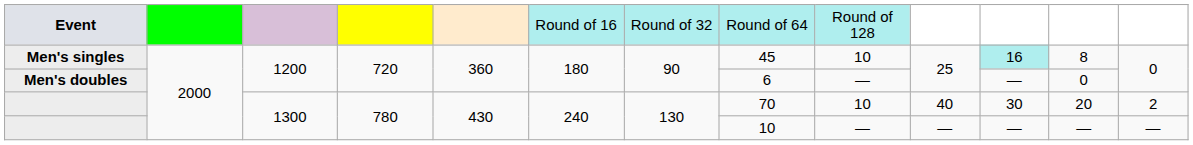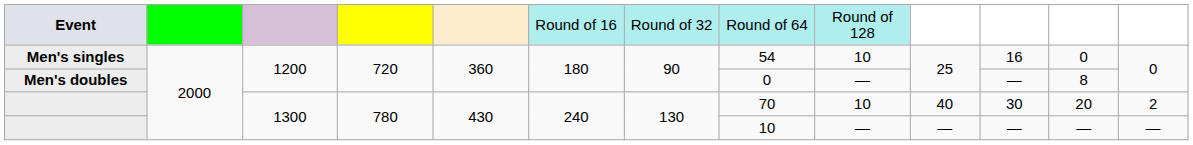(767, 57) 45 -> (767, 57) 54
(1014, 57) paleturquoise background -> (1014, 57) no background
(1084, 57) 8 -> (1084, 57) 0
(767, 81) 6 -> (767, 81) 0
(1084, 81) 0 -> (1084, 81) 8
